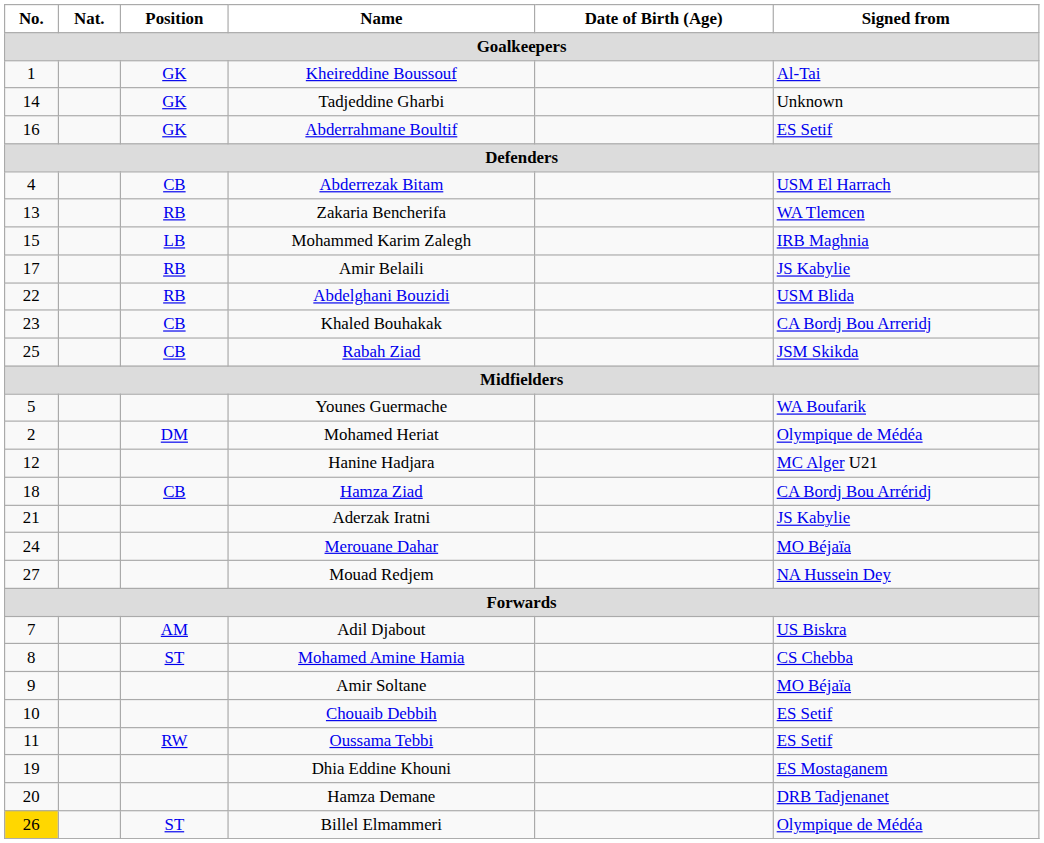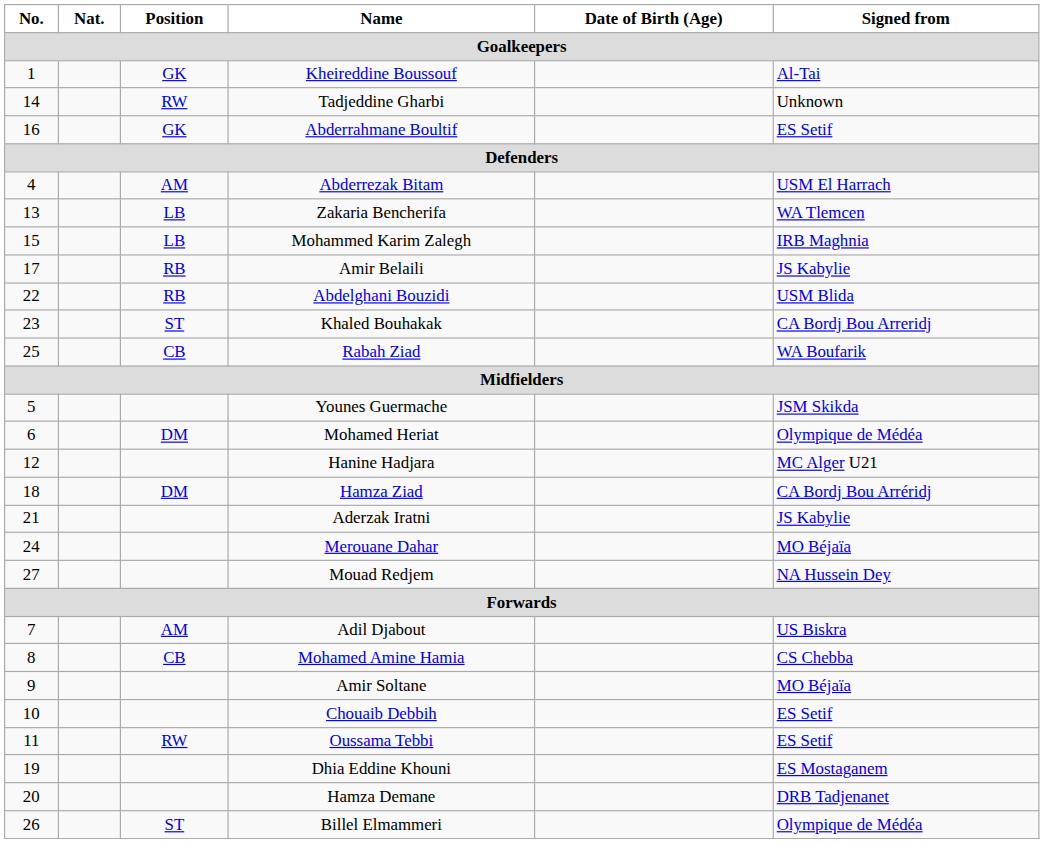(174, 102) GK -> (174, 102) RW
(174, 185) CB -> (174, 185) AM
(174, 213) RB -> (174, 213) LB
(174, 324) CB -> (174, 324) ST
(818, 352) JSM Skikda -> (821, 352) WA Boufarik
(821, 407) WA Boufarik -> (818, 407) JSM Skikda
(31, 435) 2 -> (31, 435) 6
(174, 491) CB -> (174, 491) DM
(174, 657) ST -> (174, 657) CB
(31, 824) gold background -> (31, 824) no background
